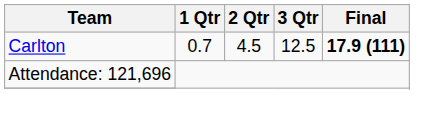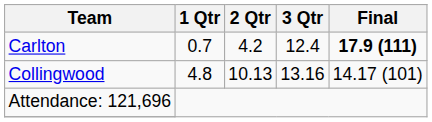(249, 46) 4.5 -> (250, 46) 4.2
(298, 46) 12.5 -> (303, 46) 12.4
+ row: (57, 74)
